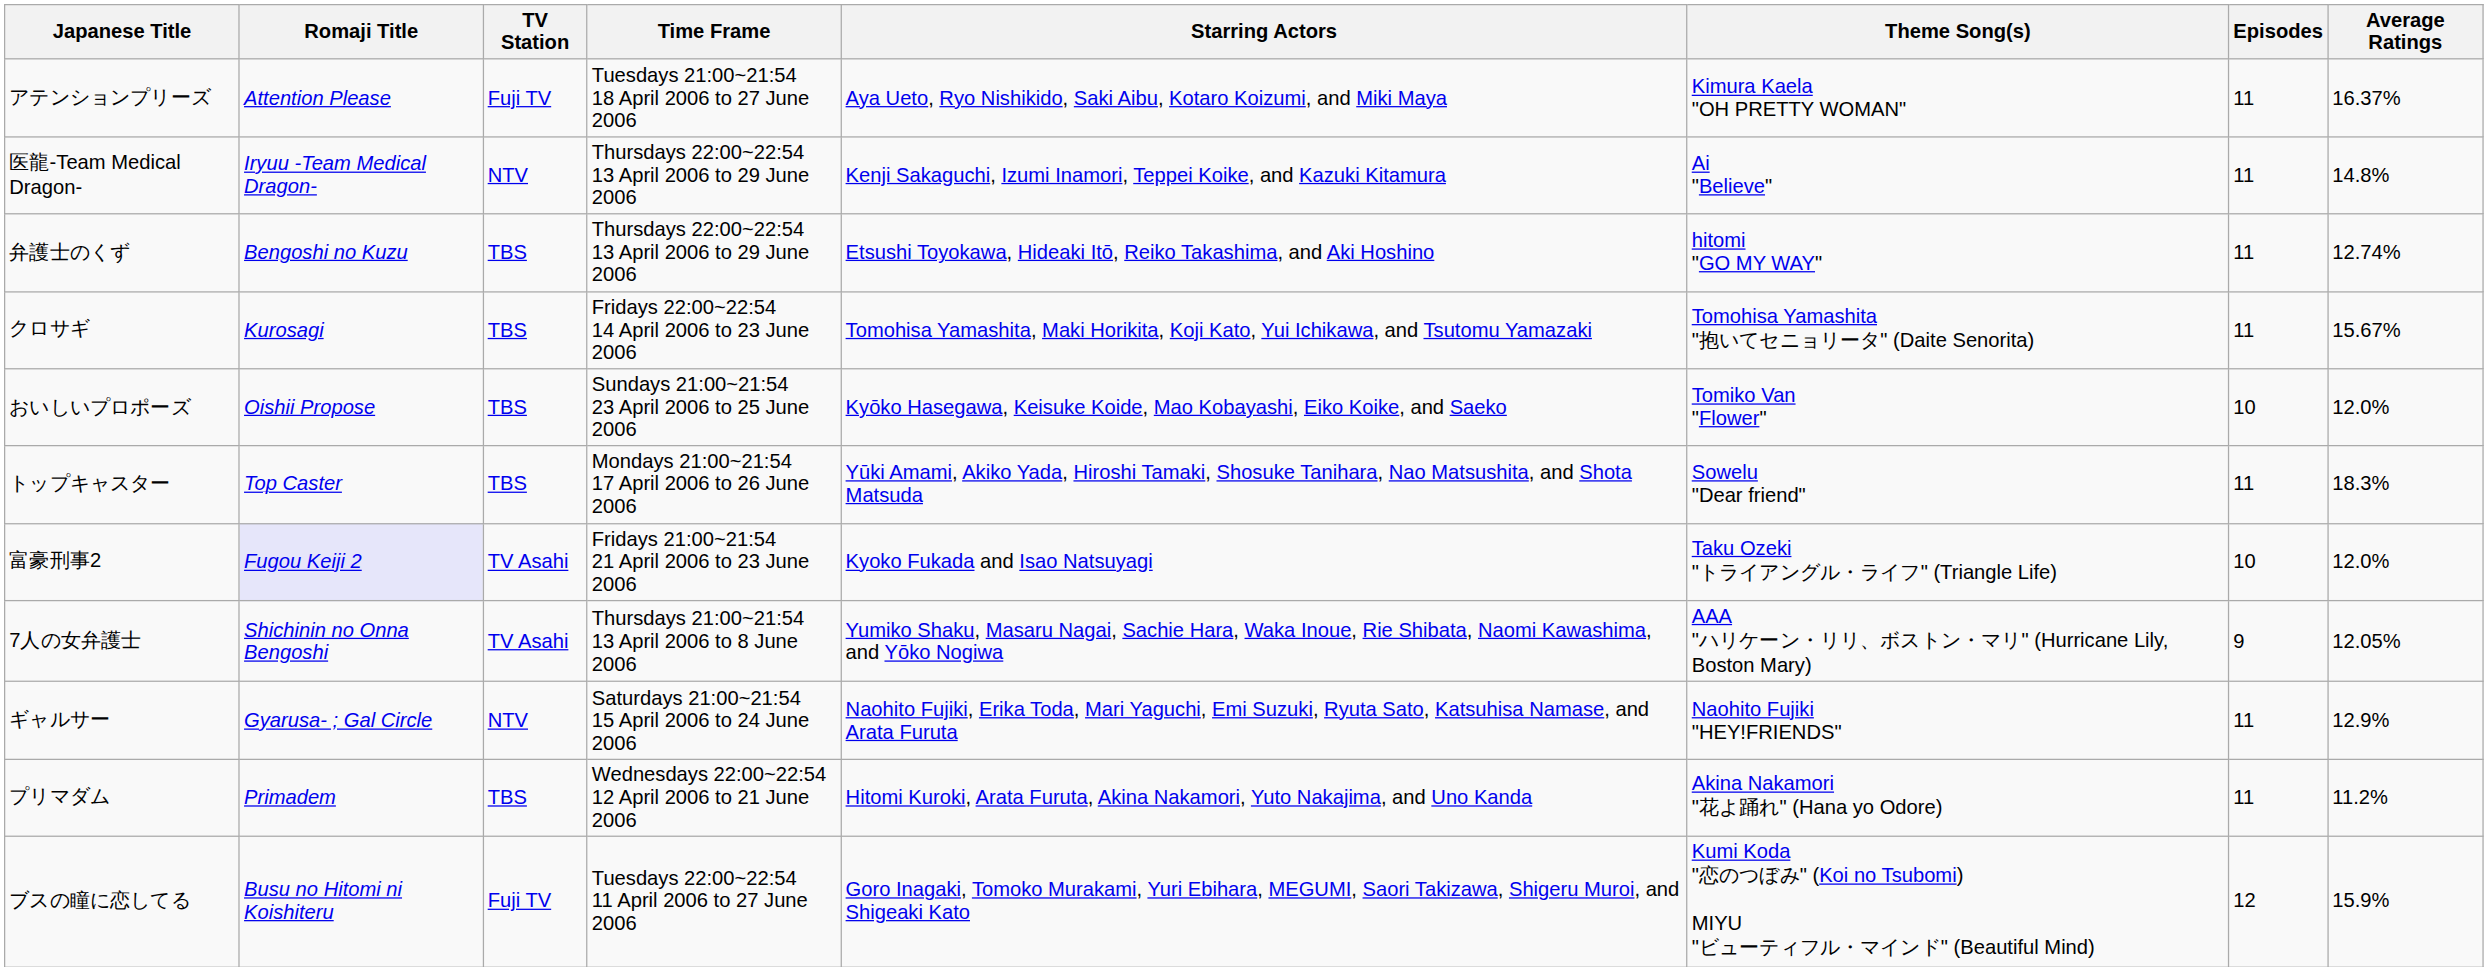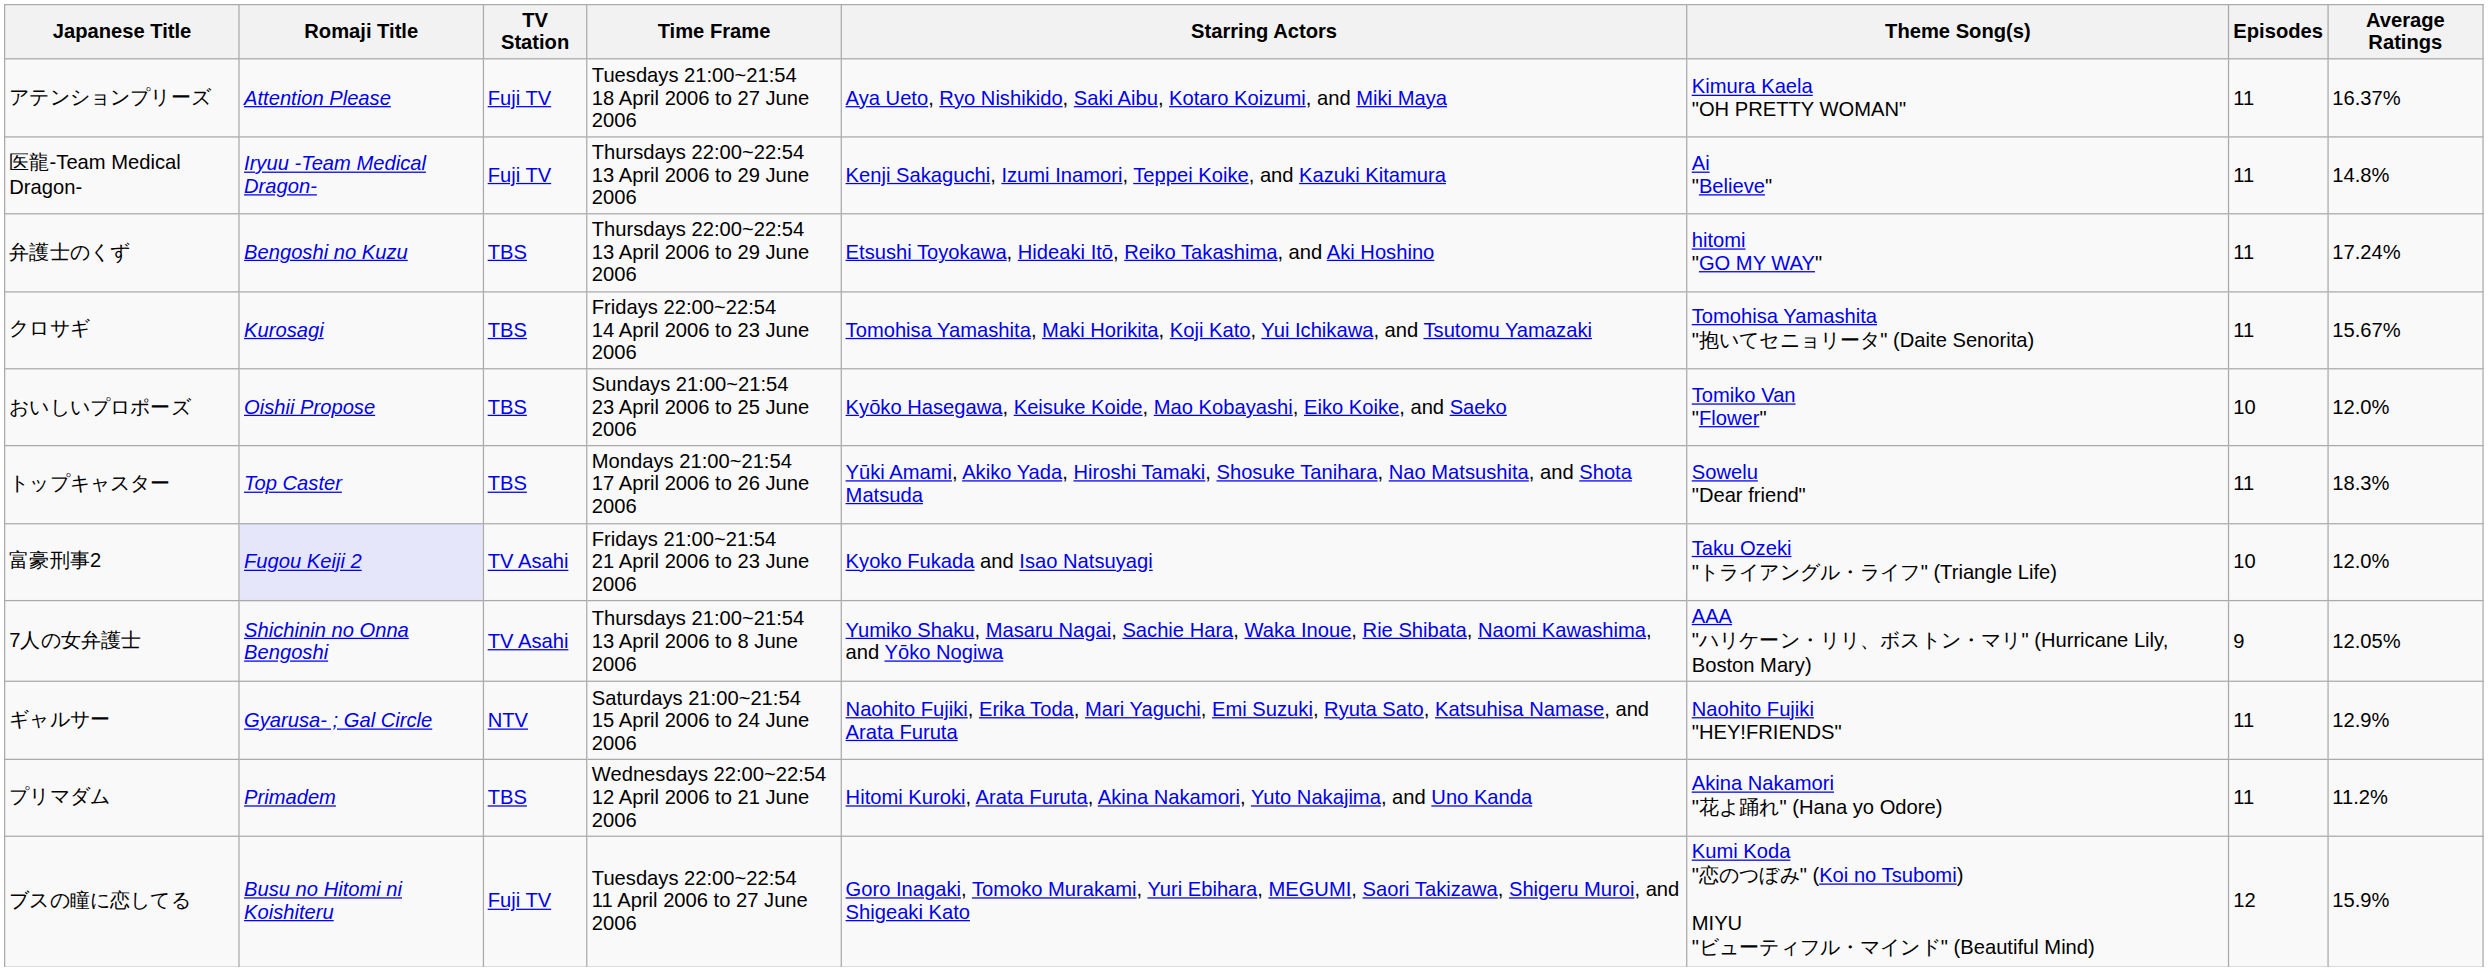(508, 175) NTV -> (519, 175) Fuji TV
(2366, 252) 12.74% -> (2366, 252) 17.24%
